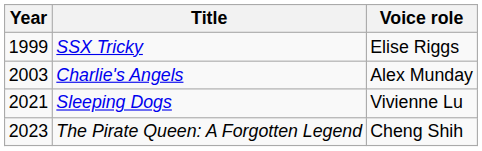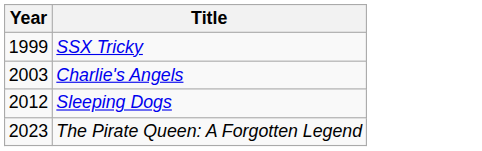- column: (422, 18)
(28, 103) 2021 -> (28, 103) 2012
